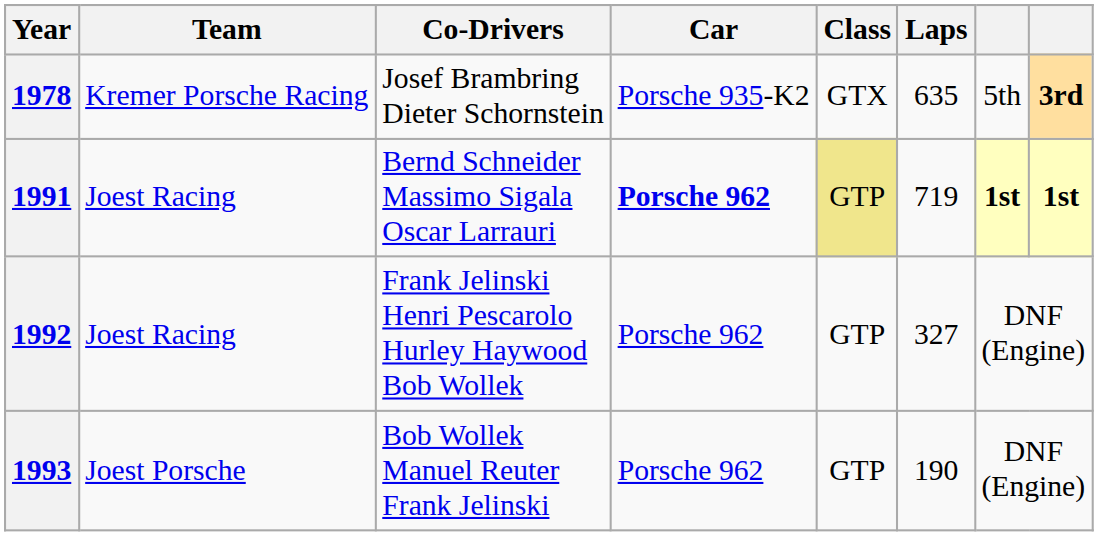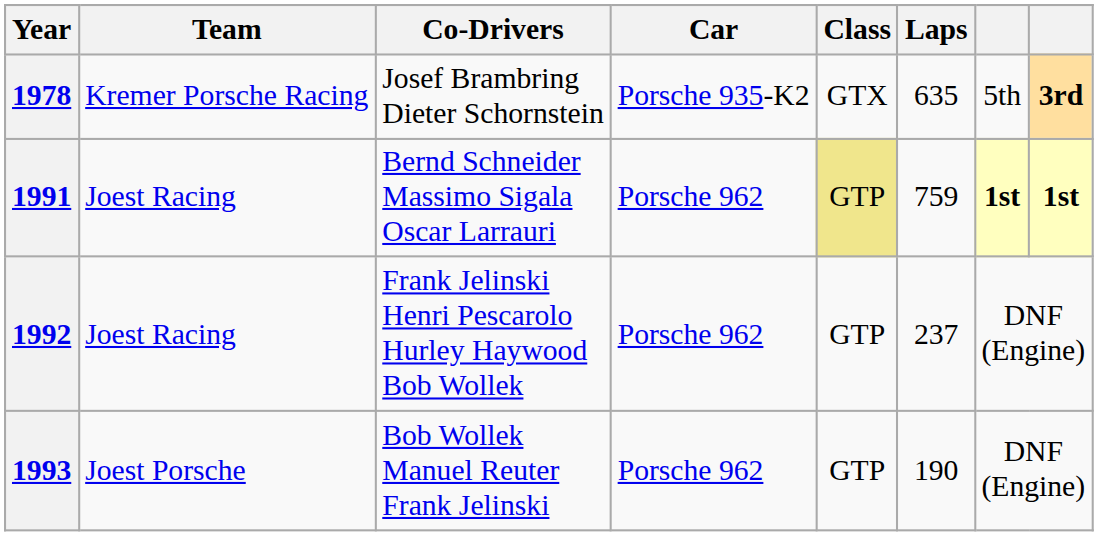(694, 197) bold -> (691, 197) normal
(936, 197) 719 -> (936, 197) 759
(936, 333) 327 -> (936, 333) 237
